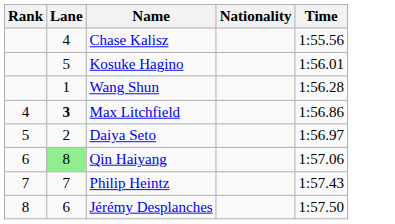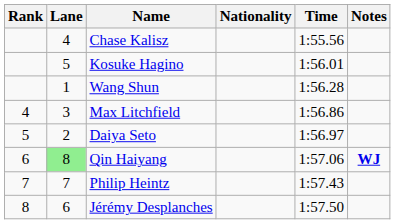+ column: (369, 16)
(66, 111) bold -> (66, 111) normal
